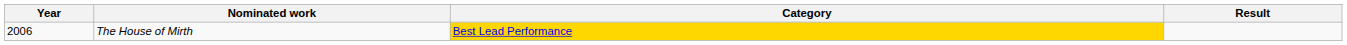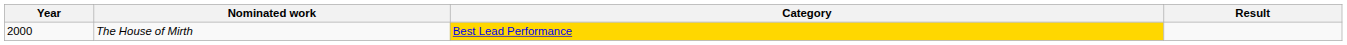(20, 31) 2006 -> (20, 31) 2000
